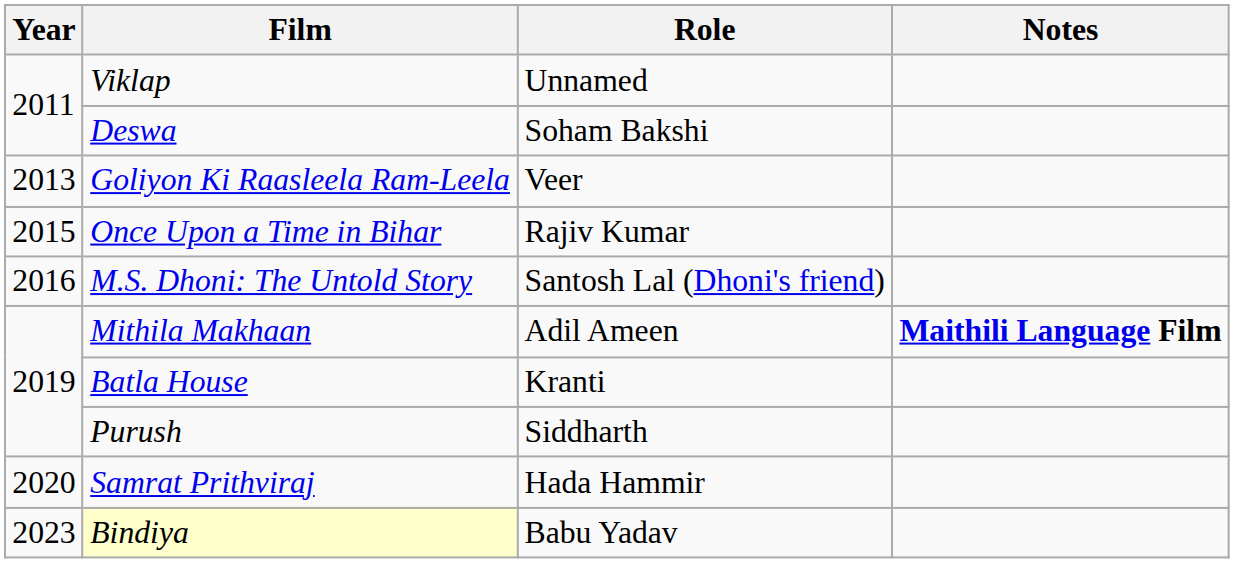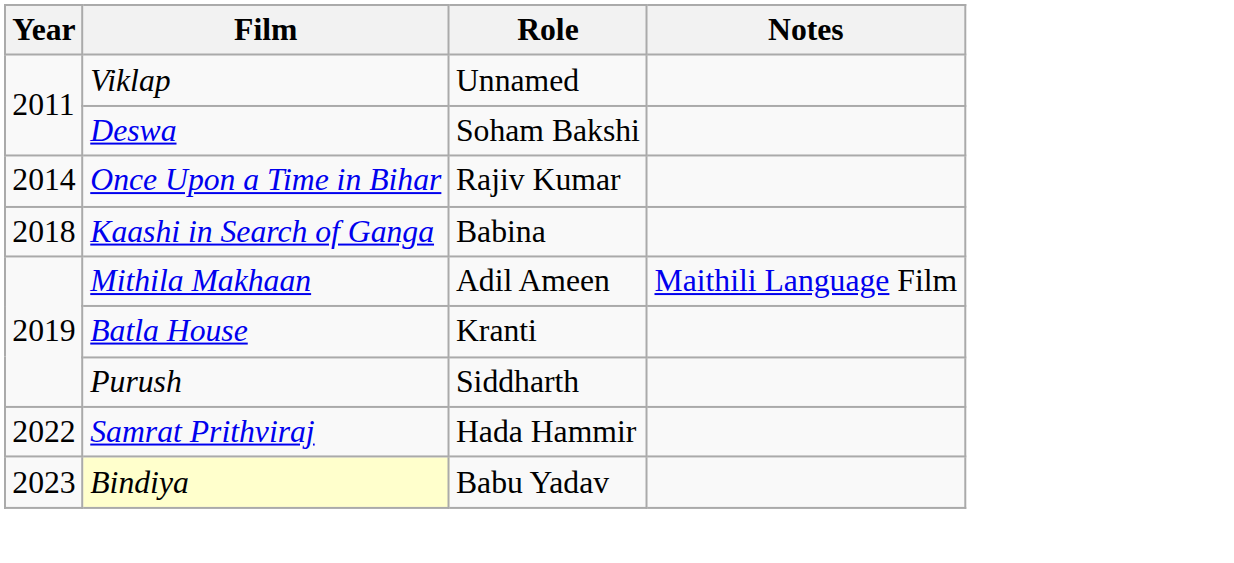- row: (300, 180)
(44, 230) 2015 -> (44, 180) 2014
- row: (281, 280)
+ row: (262, 230)
(1061, 331) bold -> (806, 280) normal
(44, 481) 2020 -> (44, 431) 2022
